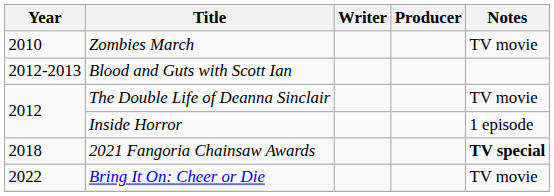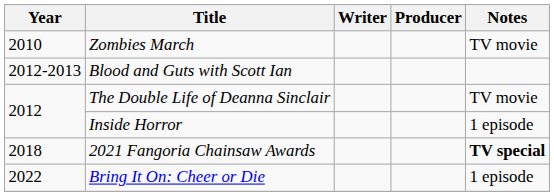(504, 177) TV movie -> (501, 177) 1 episode
